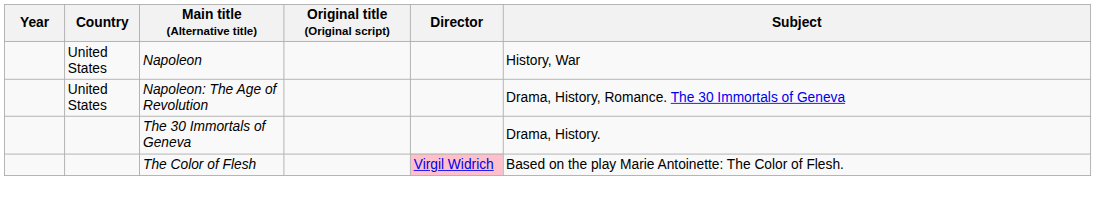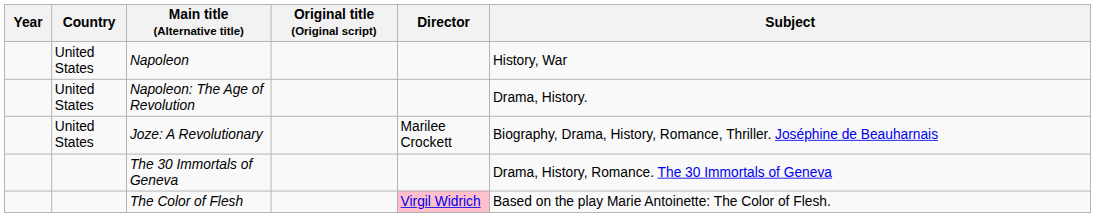(676, 97) Drama, History, Romance. The 30 Immortals of Geneva -> (540, 97) Drama, History.
+ row: (196, 135)
(553, 135) Drama, History. -> (662, 172) Drama, History, Romance. The 30 Immortals of Geneva
